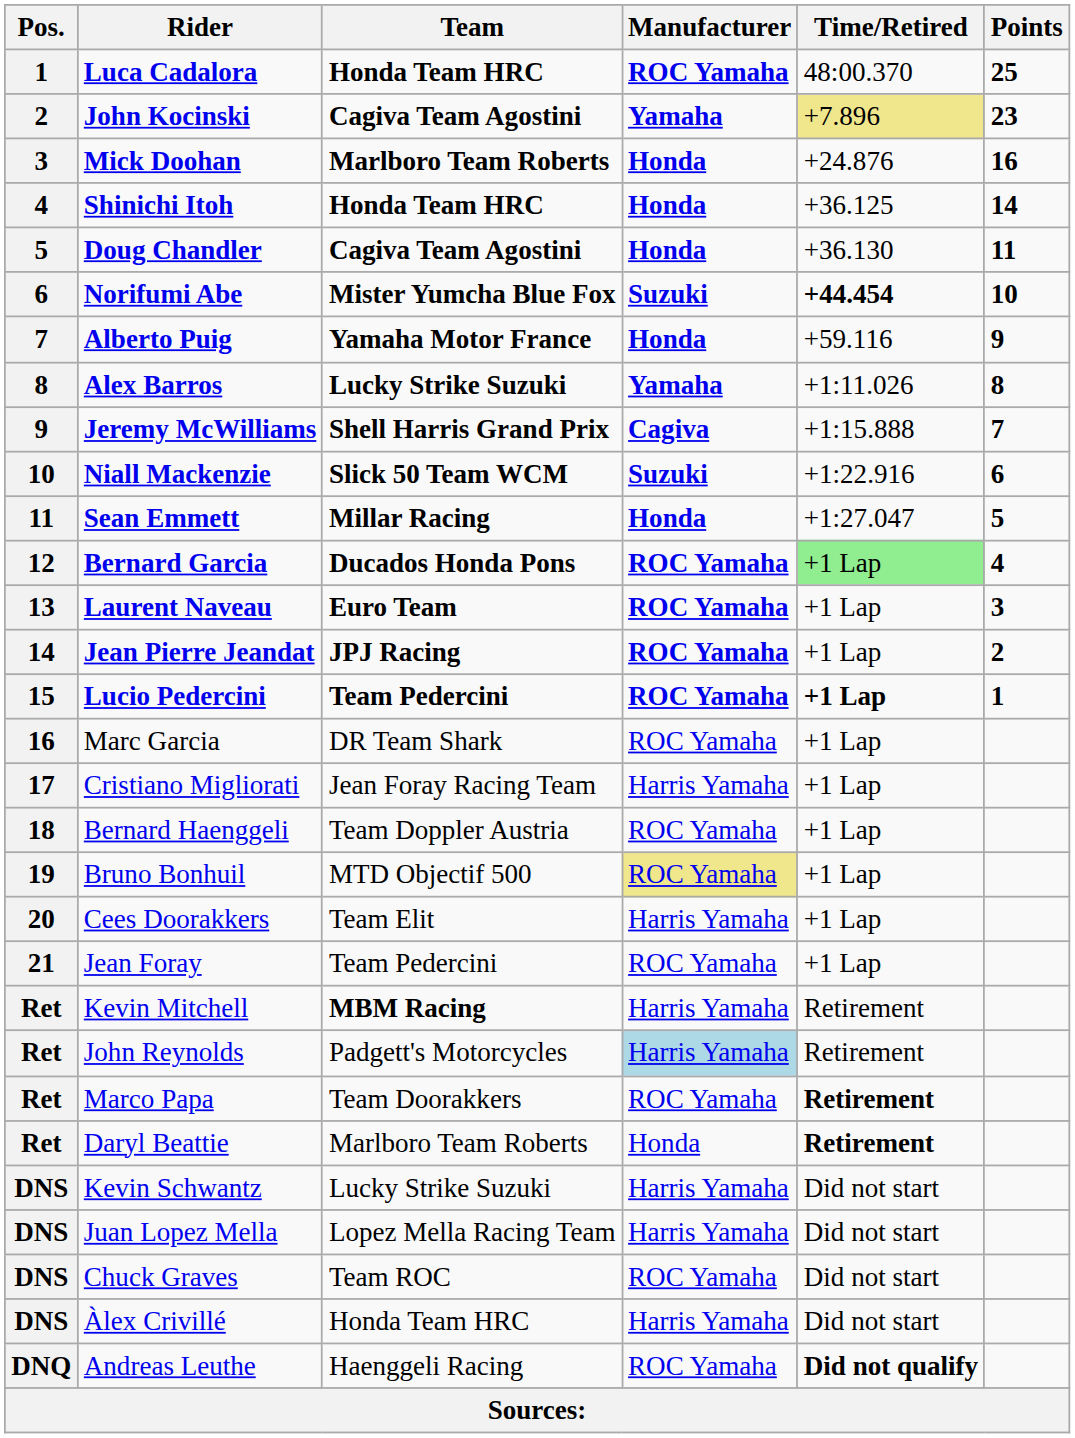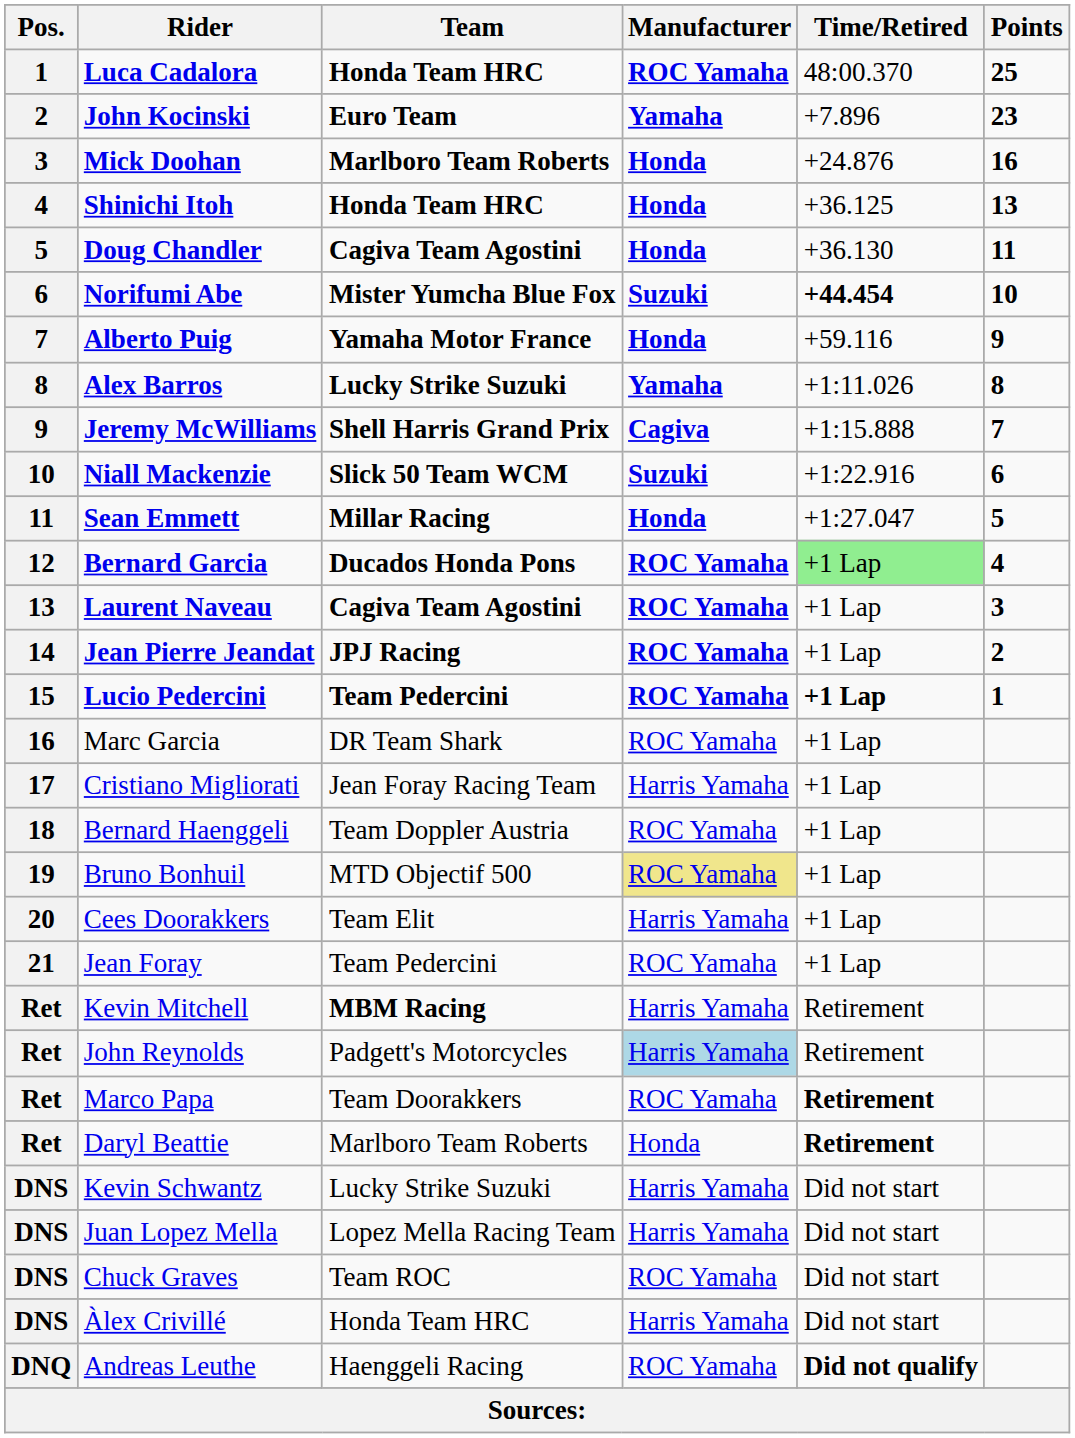(455, 116) Cagiva Team Agostini -> (393, 116) Euro Team
(842, 116) khaki background -> (842, 116) no background
(1004, 205) 14 -> (1004, 205) 13
(393, 606) Euro Team -> (455, 606) Cagiva Team Agostini
